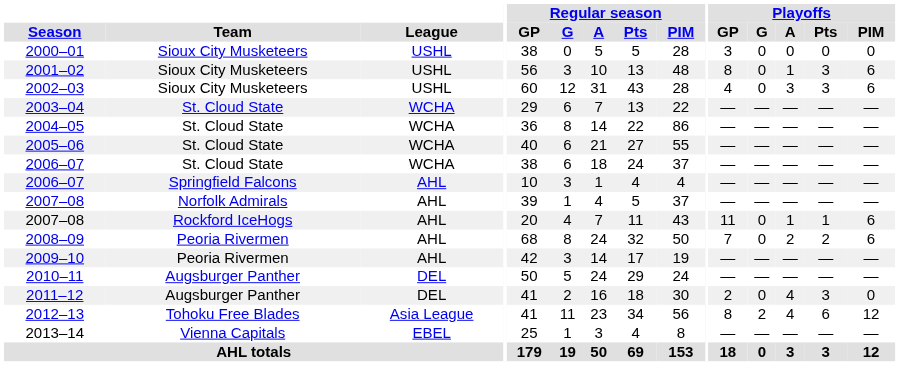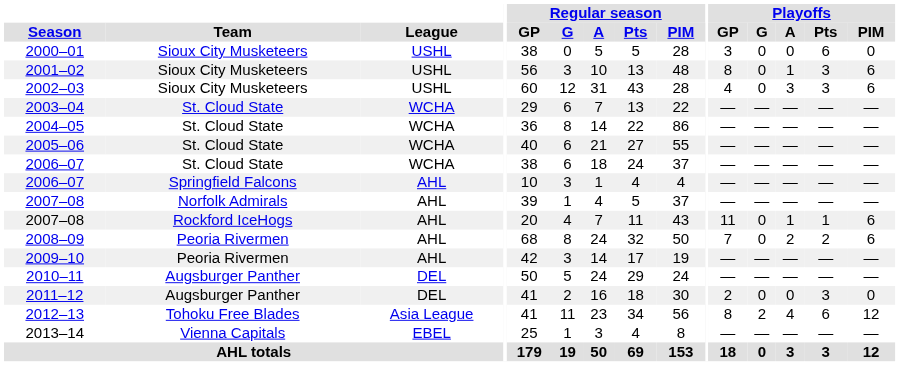(826, 51) 0 -> (826, 51) 6
(790, 295) 4 -> (790, 295) 0
